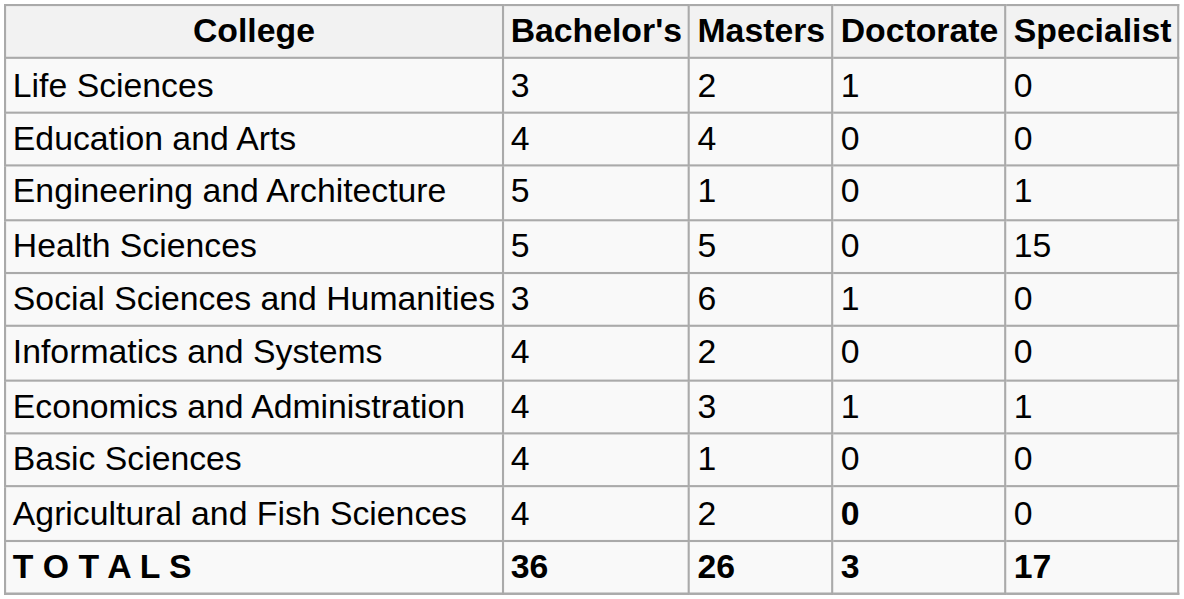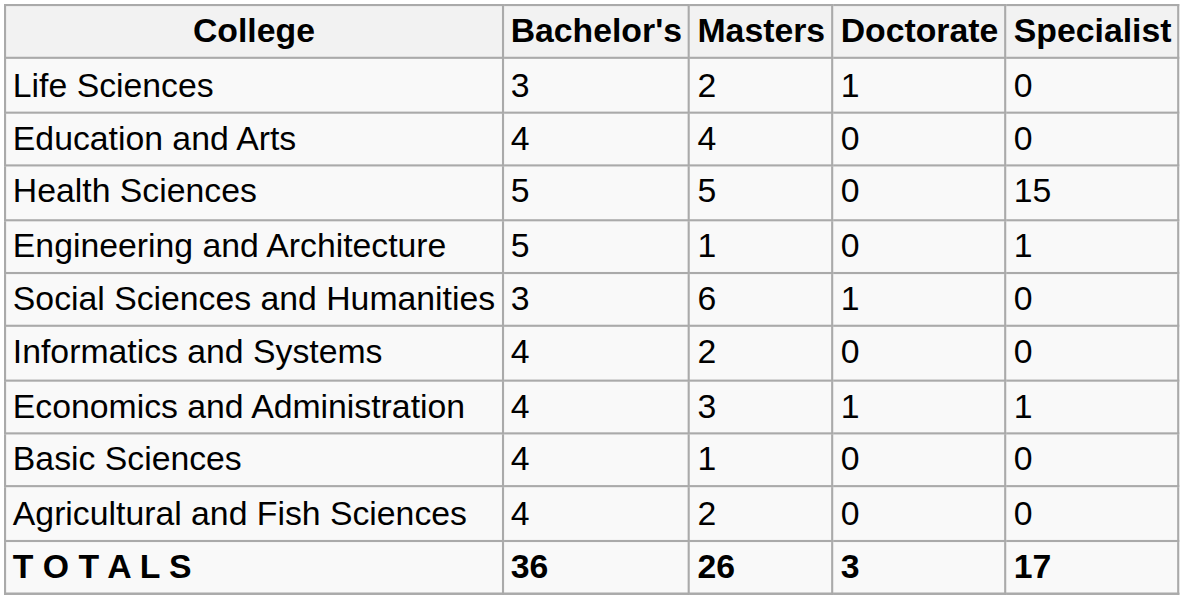rows swapped: (230, 191) <-> (135, 245)
(850, 513) bold -> (850, 513) normal
